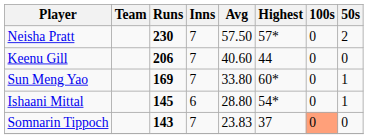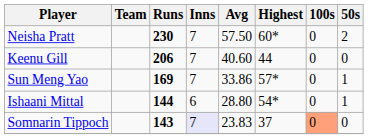(269, 36) 57* -> (269, 36) 60*
(237, 79) 33.80 -> (237, 79) 33.86
(269, 79) 60* -> (269, 79) 57*
(163, 101) 145 -> (163, 101) 144
(193, 123) no background -> (193, 123) lavender background
